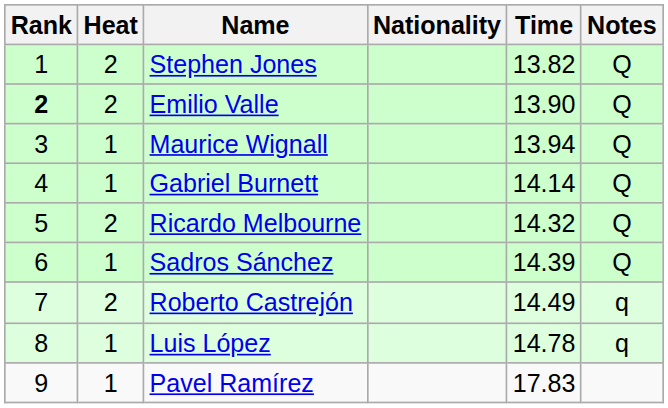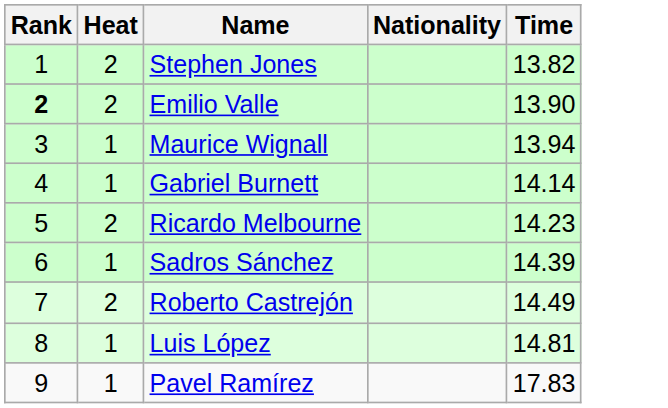- column: (622, 25)
(544, 223) 14.32 -> (544, 223) 14.23
(544, 342) 14.78 -> (544, 342) 14.81
